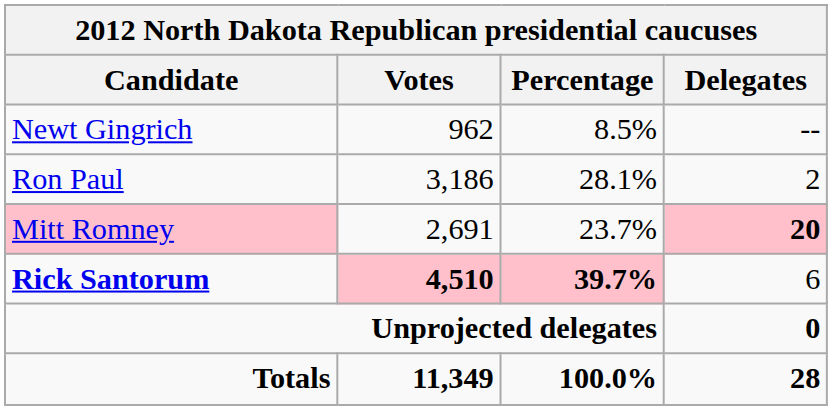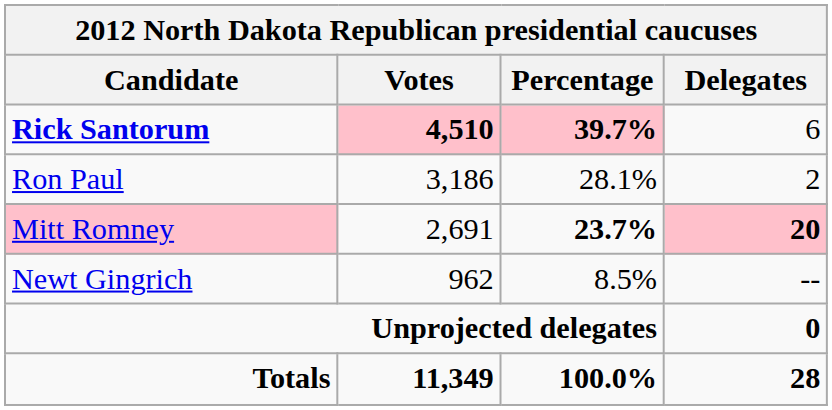rows swapped: (111, 278) <-> (102, 129)
(618, 229) normal -> (615, 229) bold
